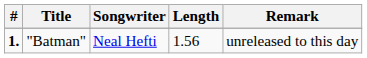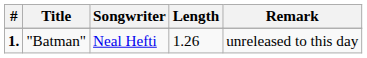(186, 40) 1.56 -> (186, 40) 1.26
